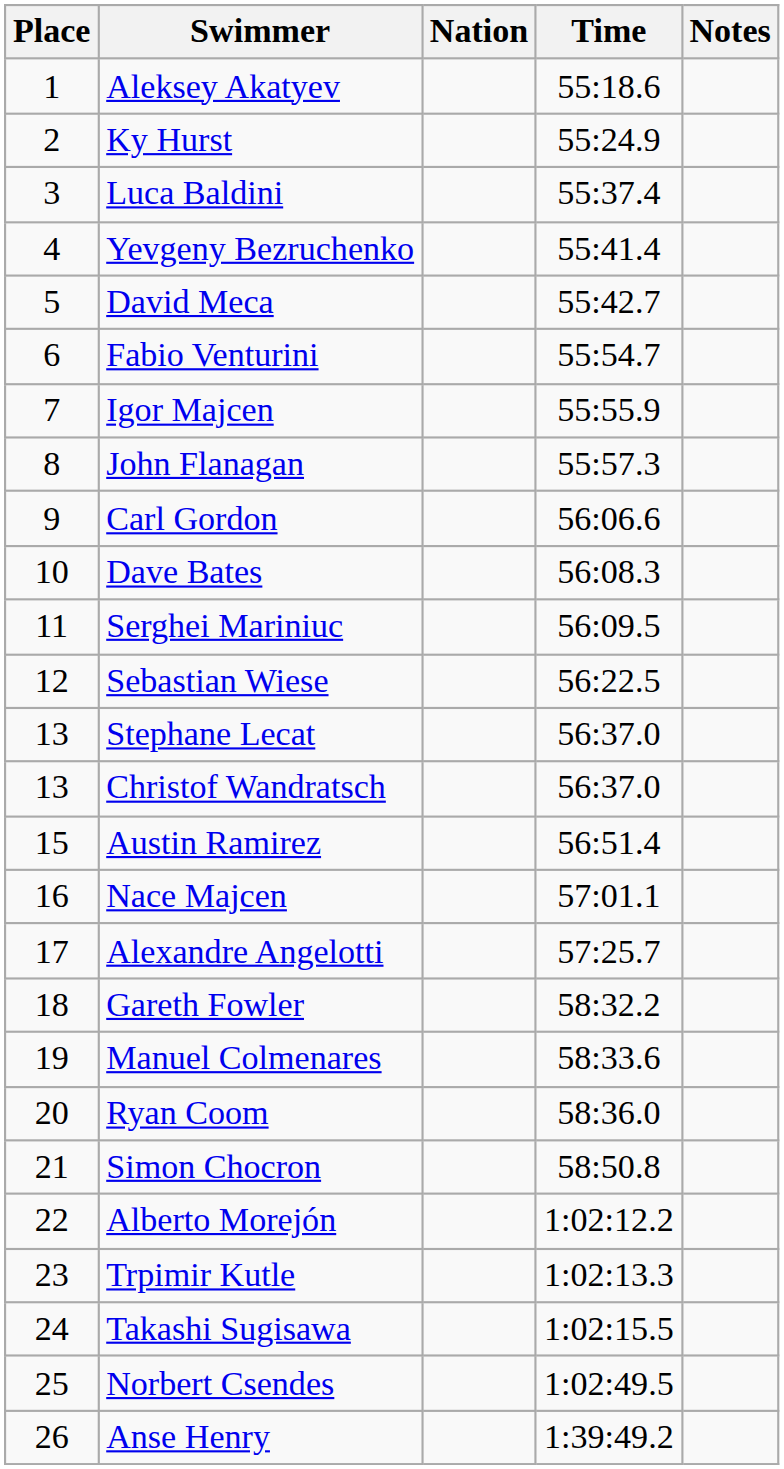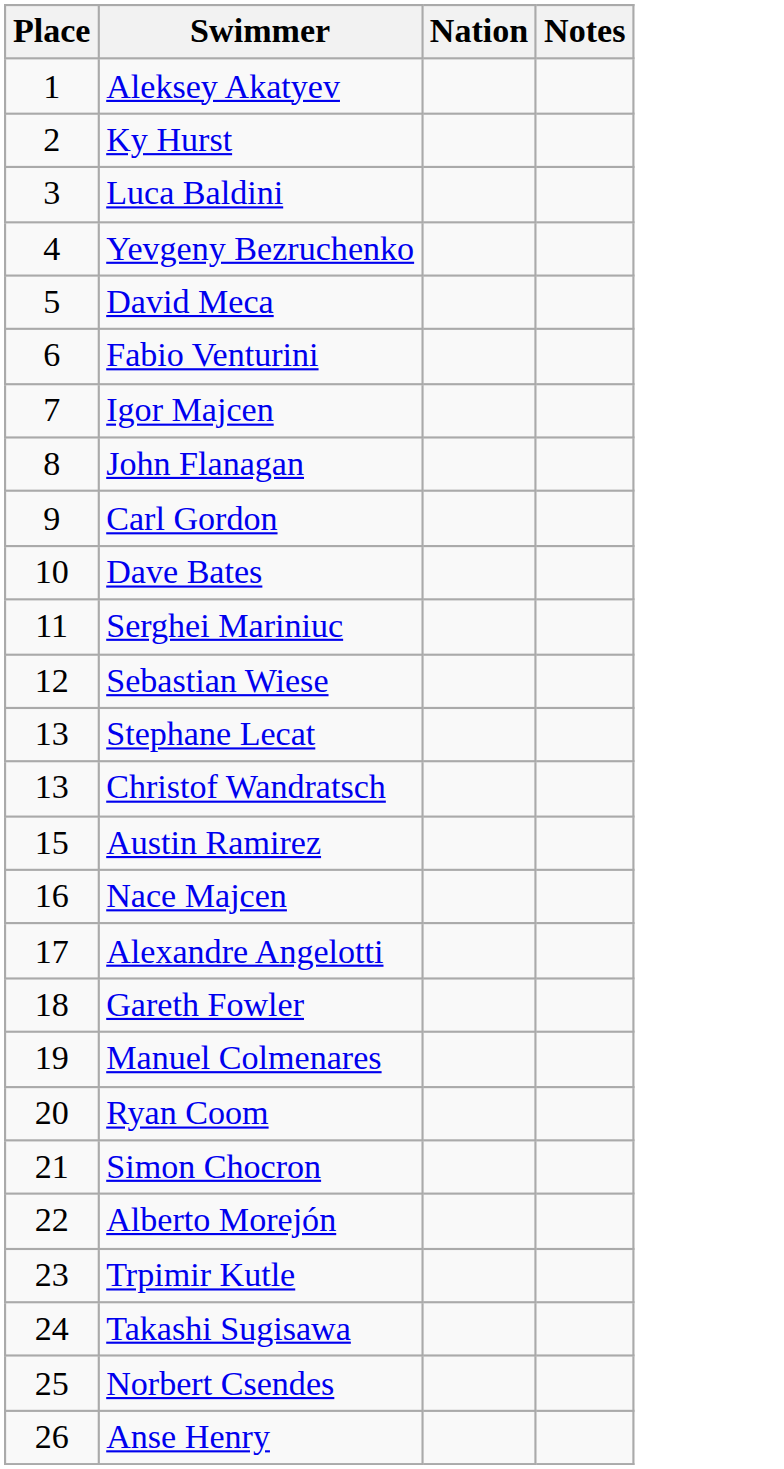- column: (609, 31)
